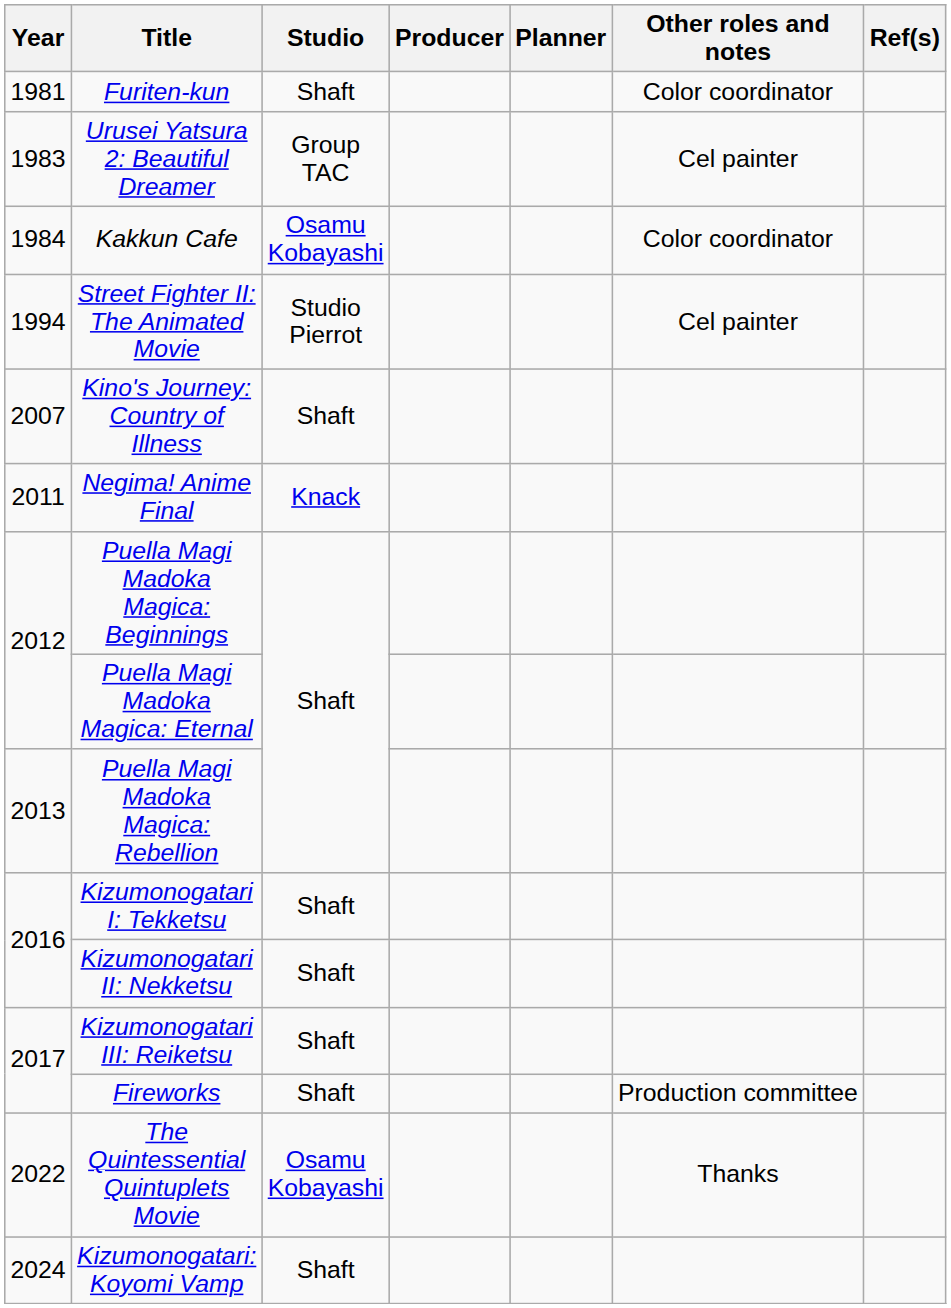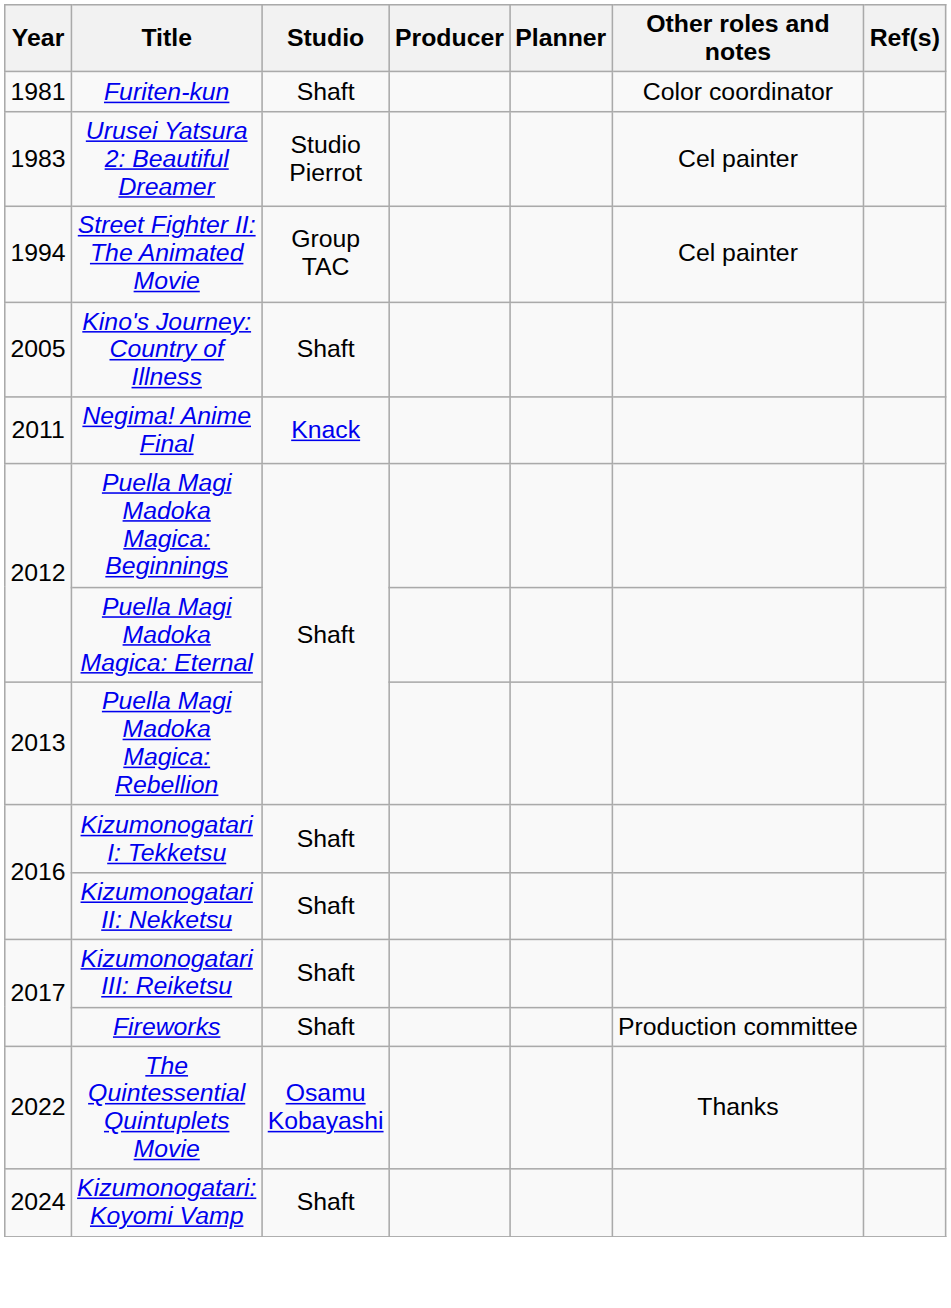(326, 158) Group TAC -> (326, 158) Studio Pierrot
- row: (167, 239)
(326, 320) Studio Pierrot -> (326, 253) Group TAC
(38, 416) 2007 -> (38, 348) 2005
